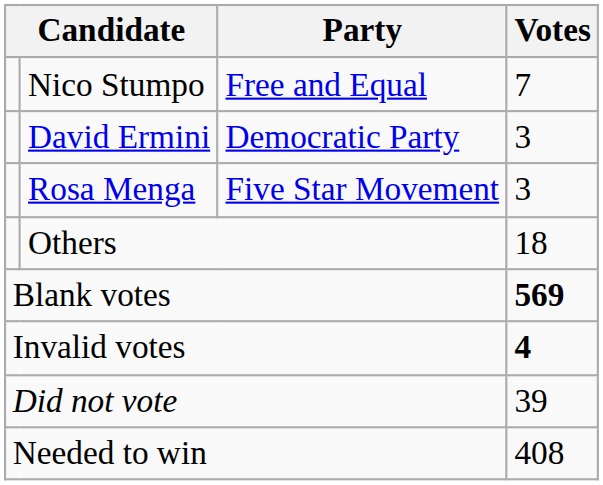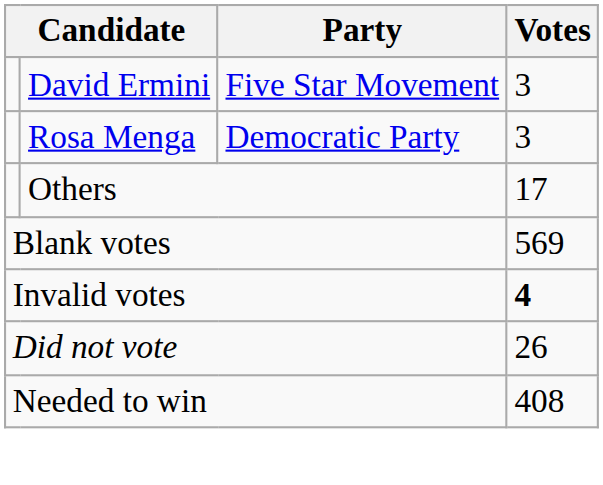- row: (116, 83)
(342, 136) Democratic Party -> (362, 83) Five Star Movement
(362, 189) Five Star Movement -> (342, 136) Democratic Party
(531, 242) 18 -> (531, 189) 17
(539, 294) bold -> (539, 242) normal
(531, 400) 39 -> (531, 347) 26
